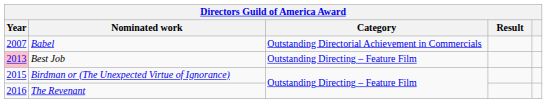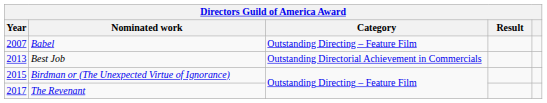(375, 43) Outstanding Directorial Achievement in Commercials -> (342, 43) Outstanding Directing – Feature Film
(17, 59) pink background -> (17, 59) no background
(342, 59) Outstanding Directing – Feature Film -> (375, 59) Outstanding Directorial Achievement in Commercials
(17, 91) 2016 -> (17, 91) 2017
